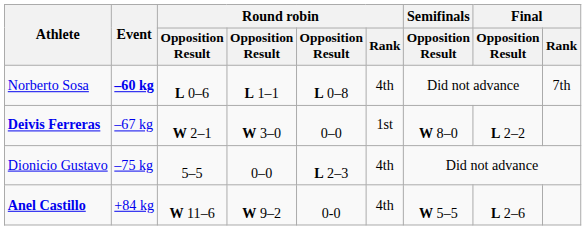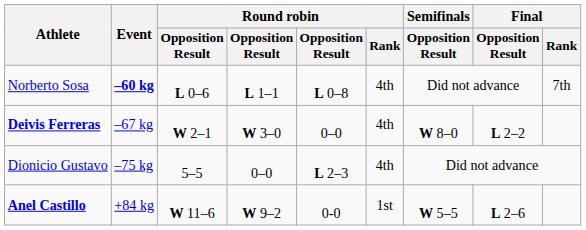(385, 125) 1st -> (385, 125) 4th
(385, 205) 4th -> (385, 205) 1st
